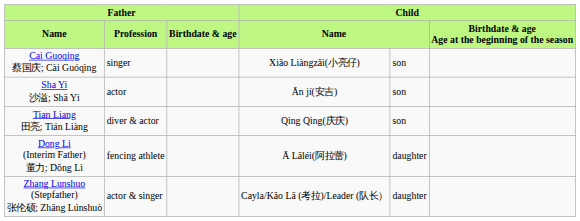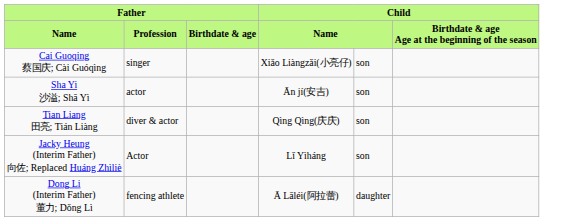+ row: (64, 155)
- row: (54, 196)
